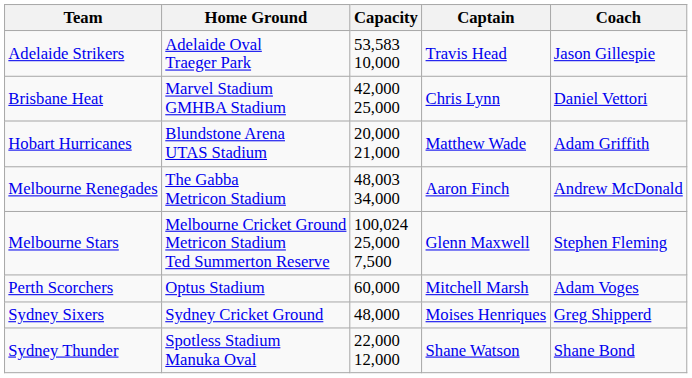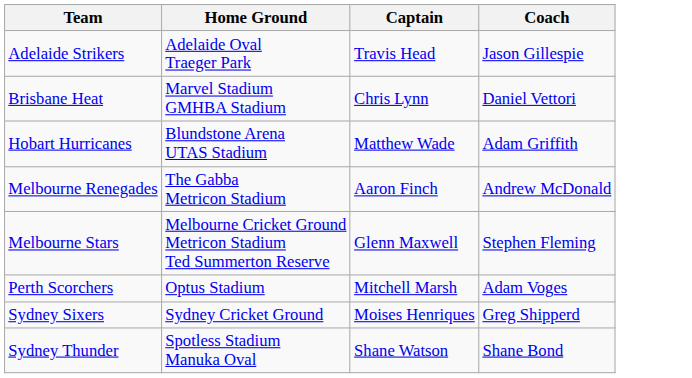- column: (386, 17)
